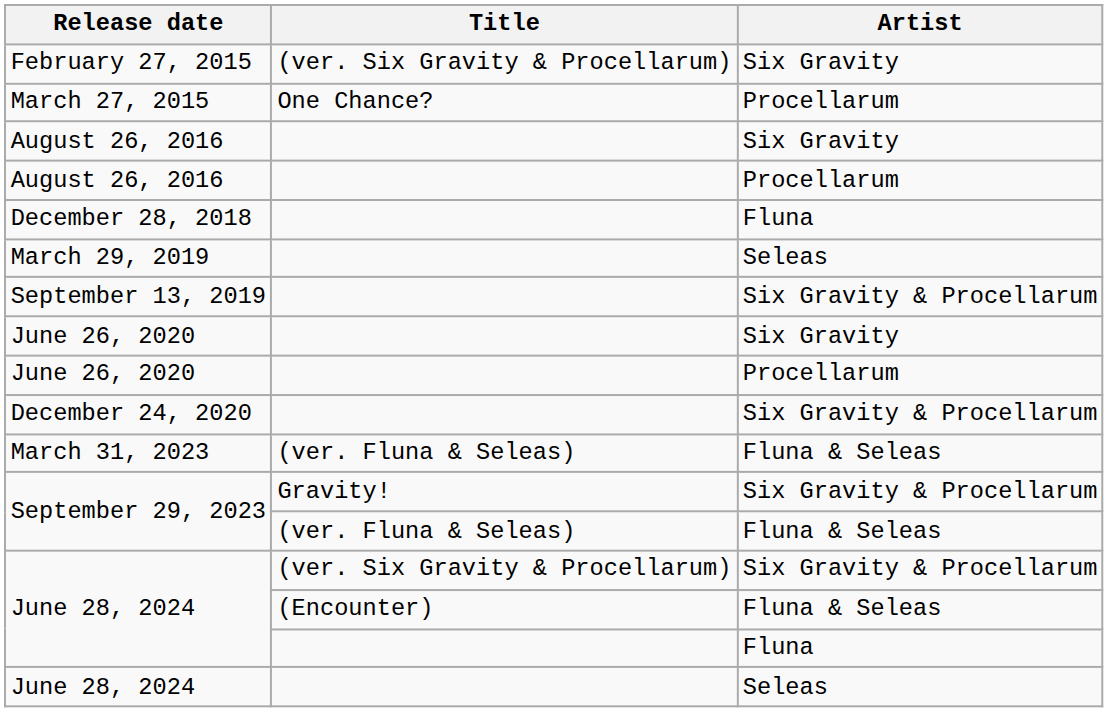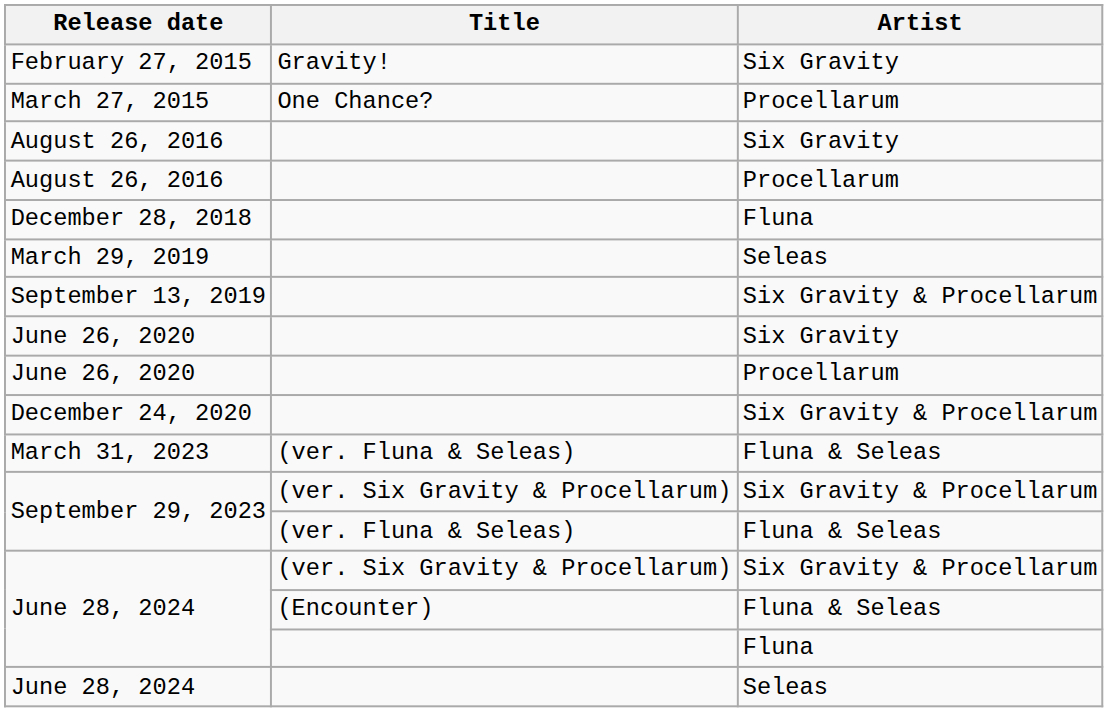(504, 63) (ver. Six Gravity & Procellarum) -> (334, 63) Gravity!
(334, 492) Gravity! -> (504, 492) (ver. Six Gravity & Procellarum)
